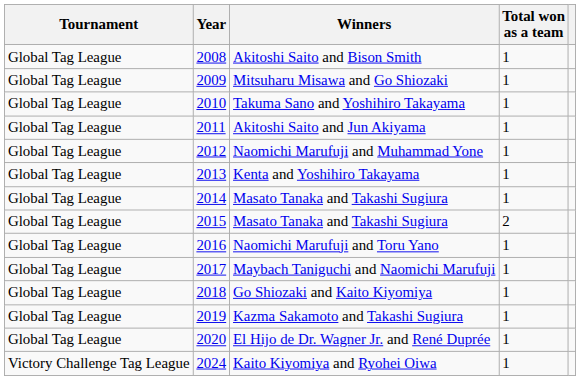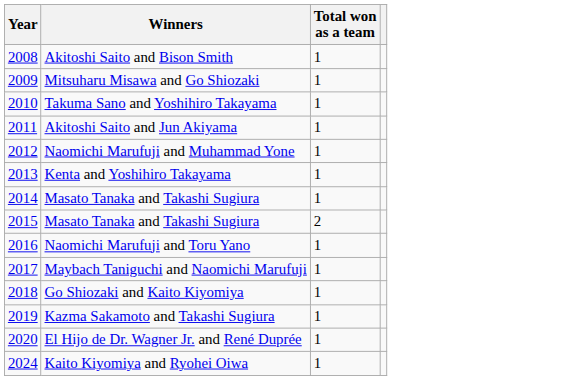- column: (99, 24)
